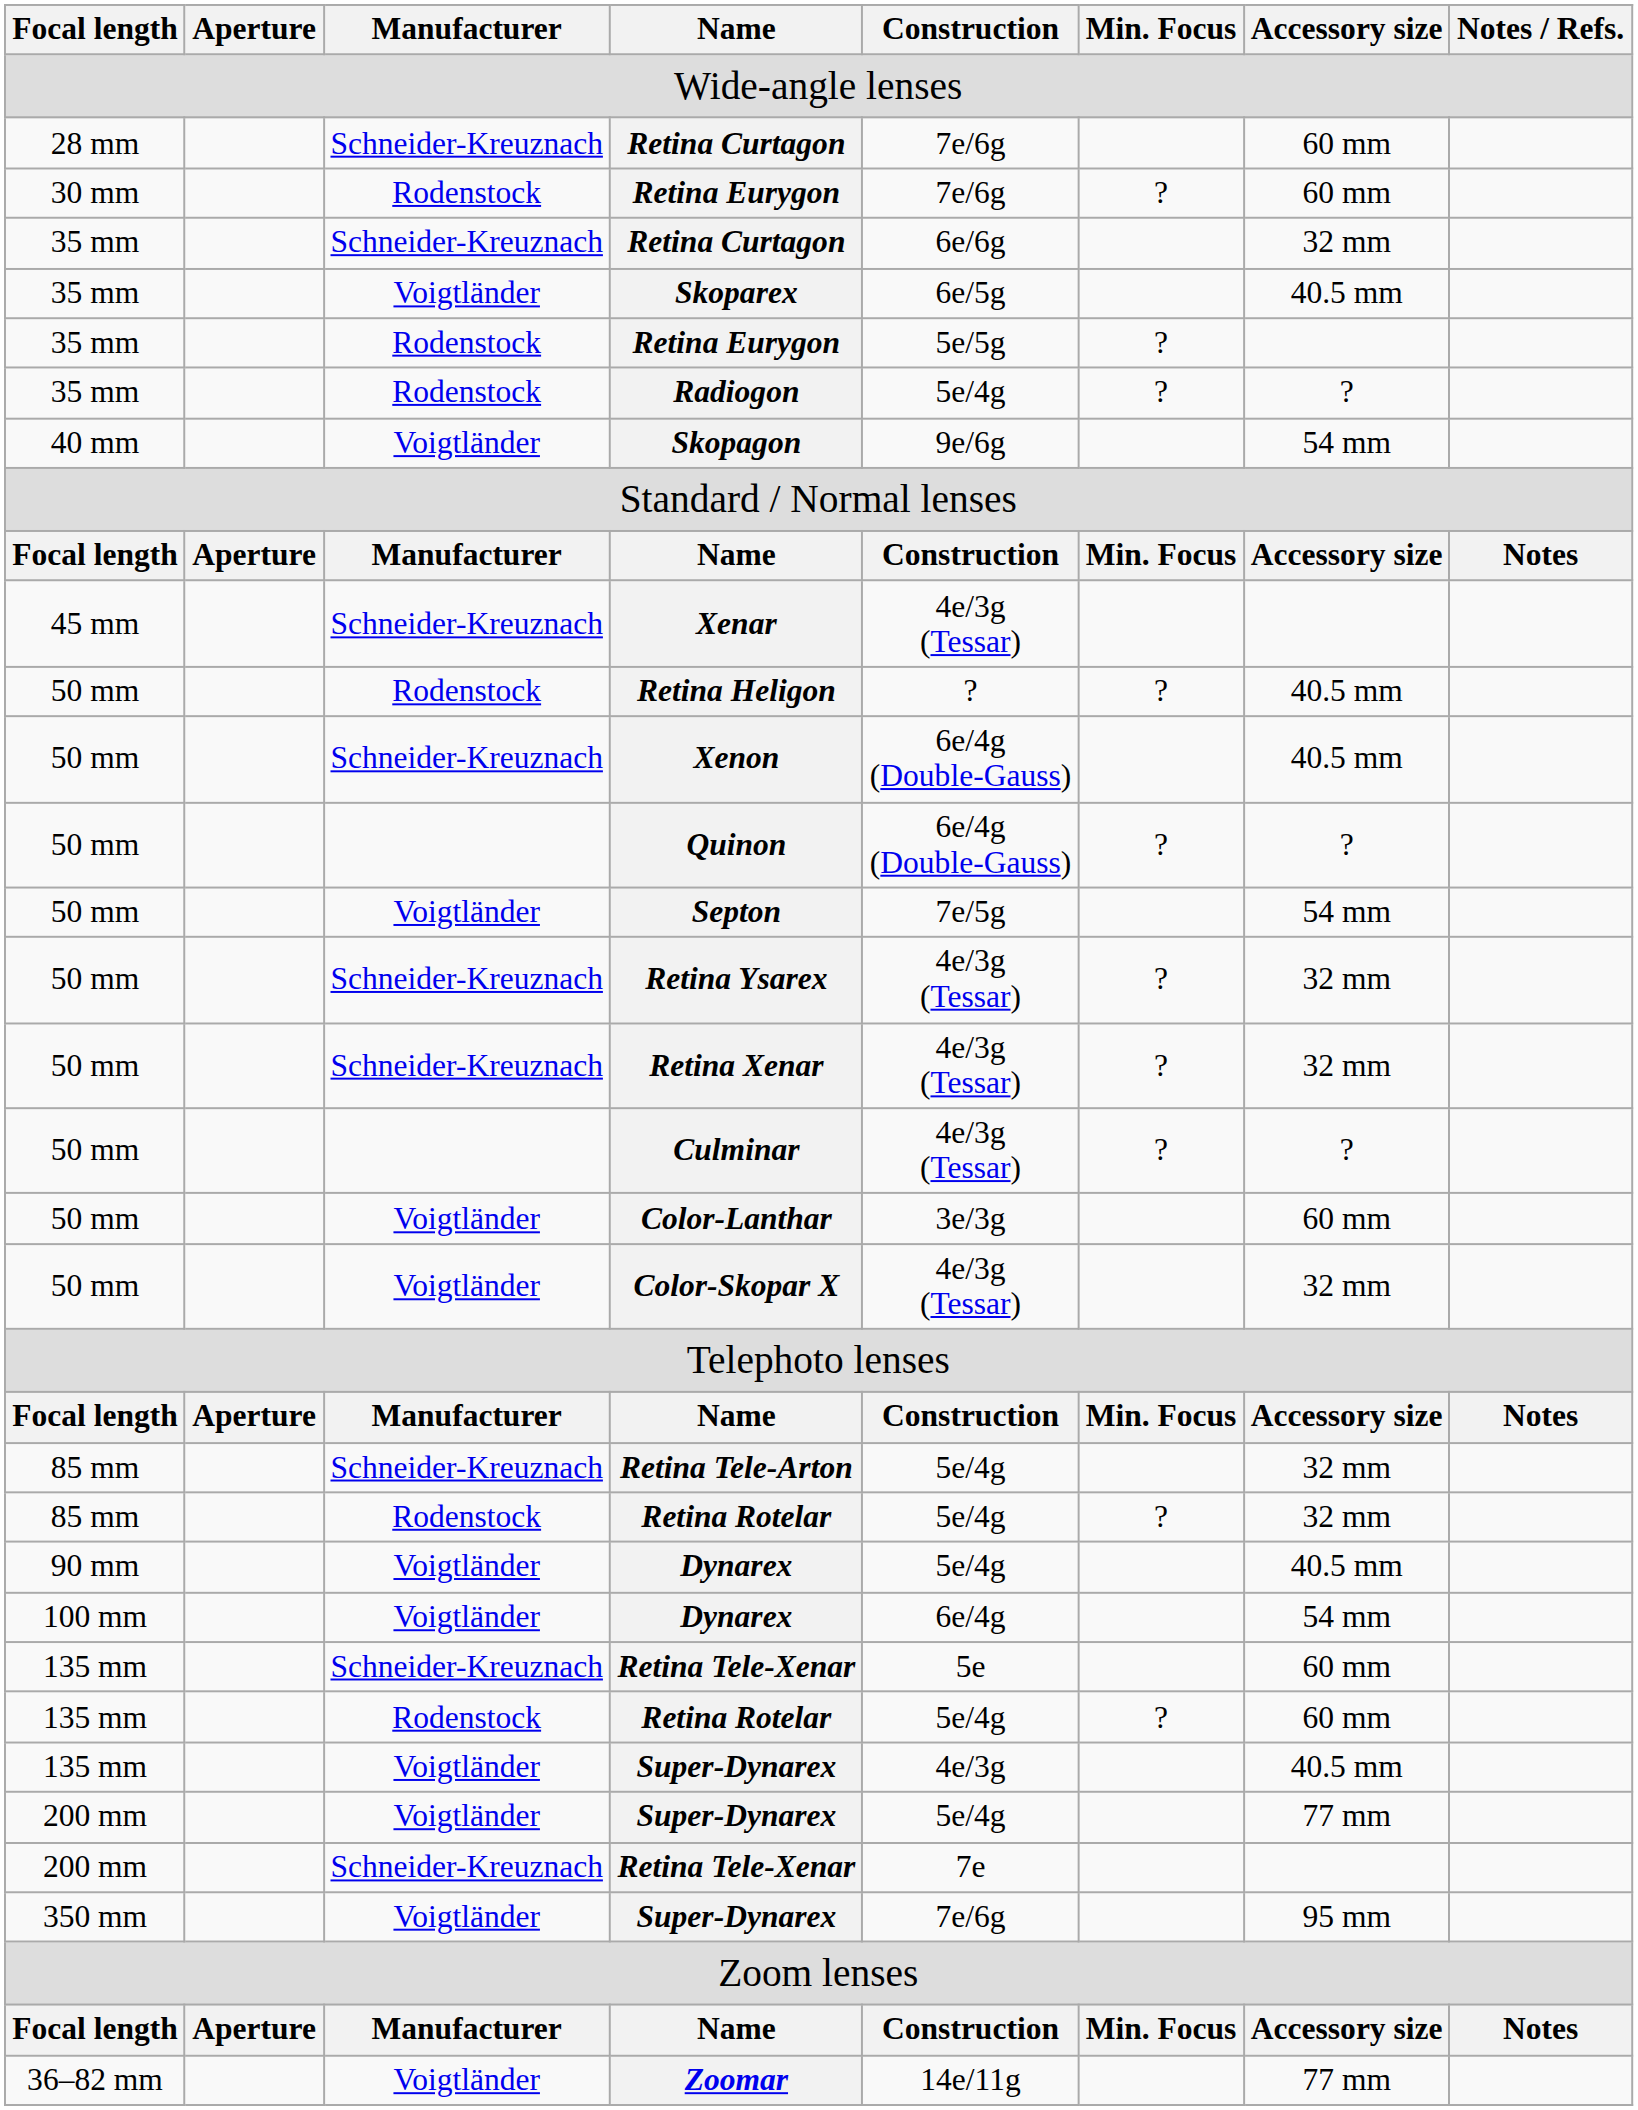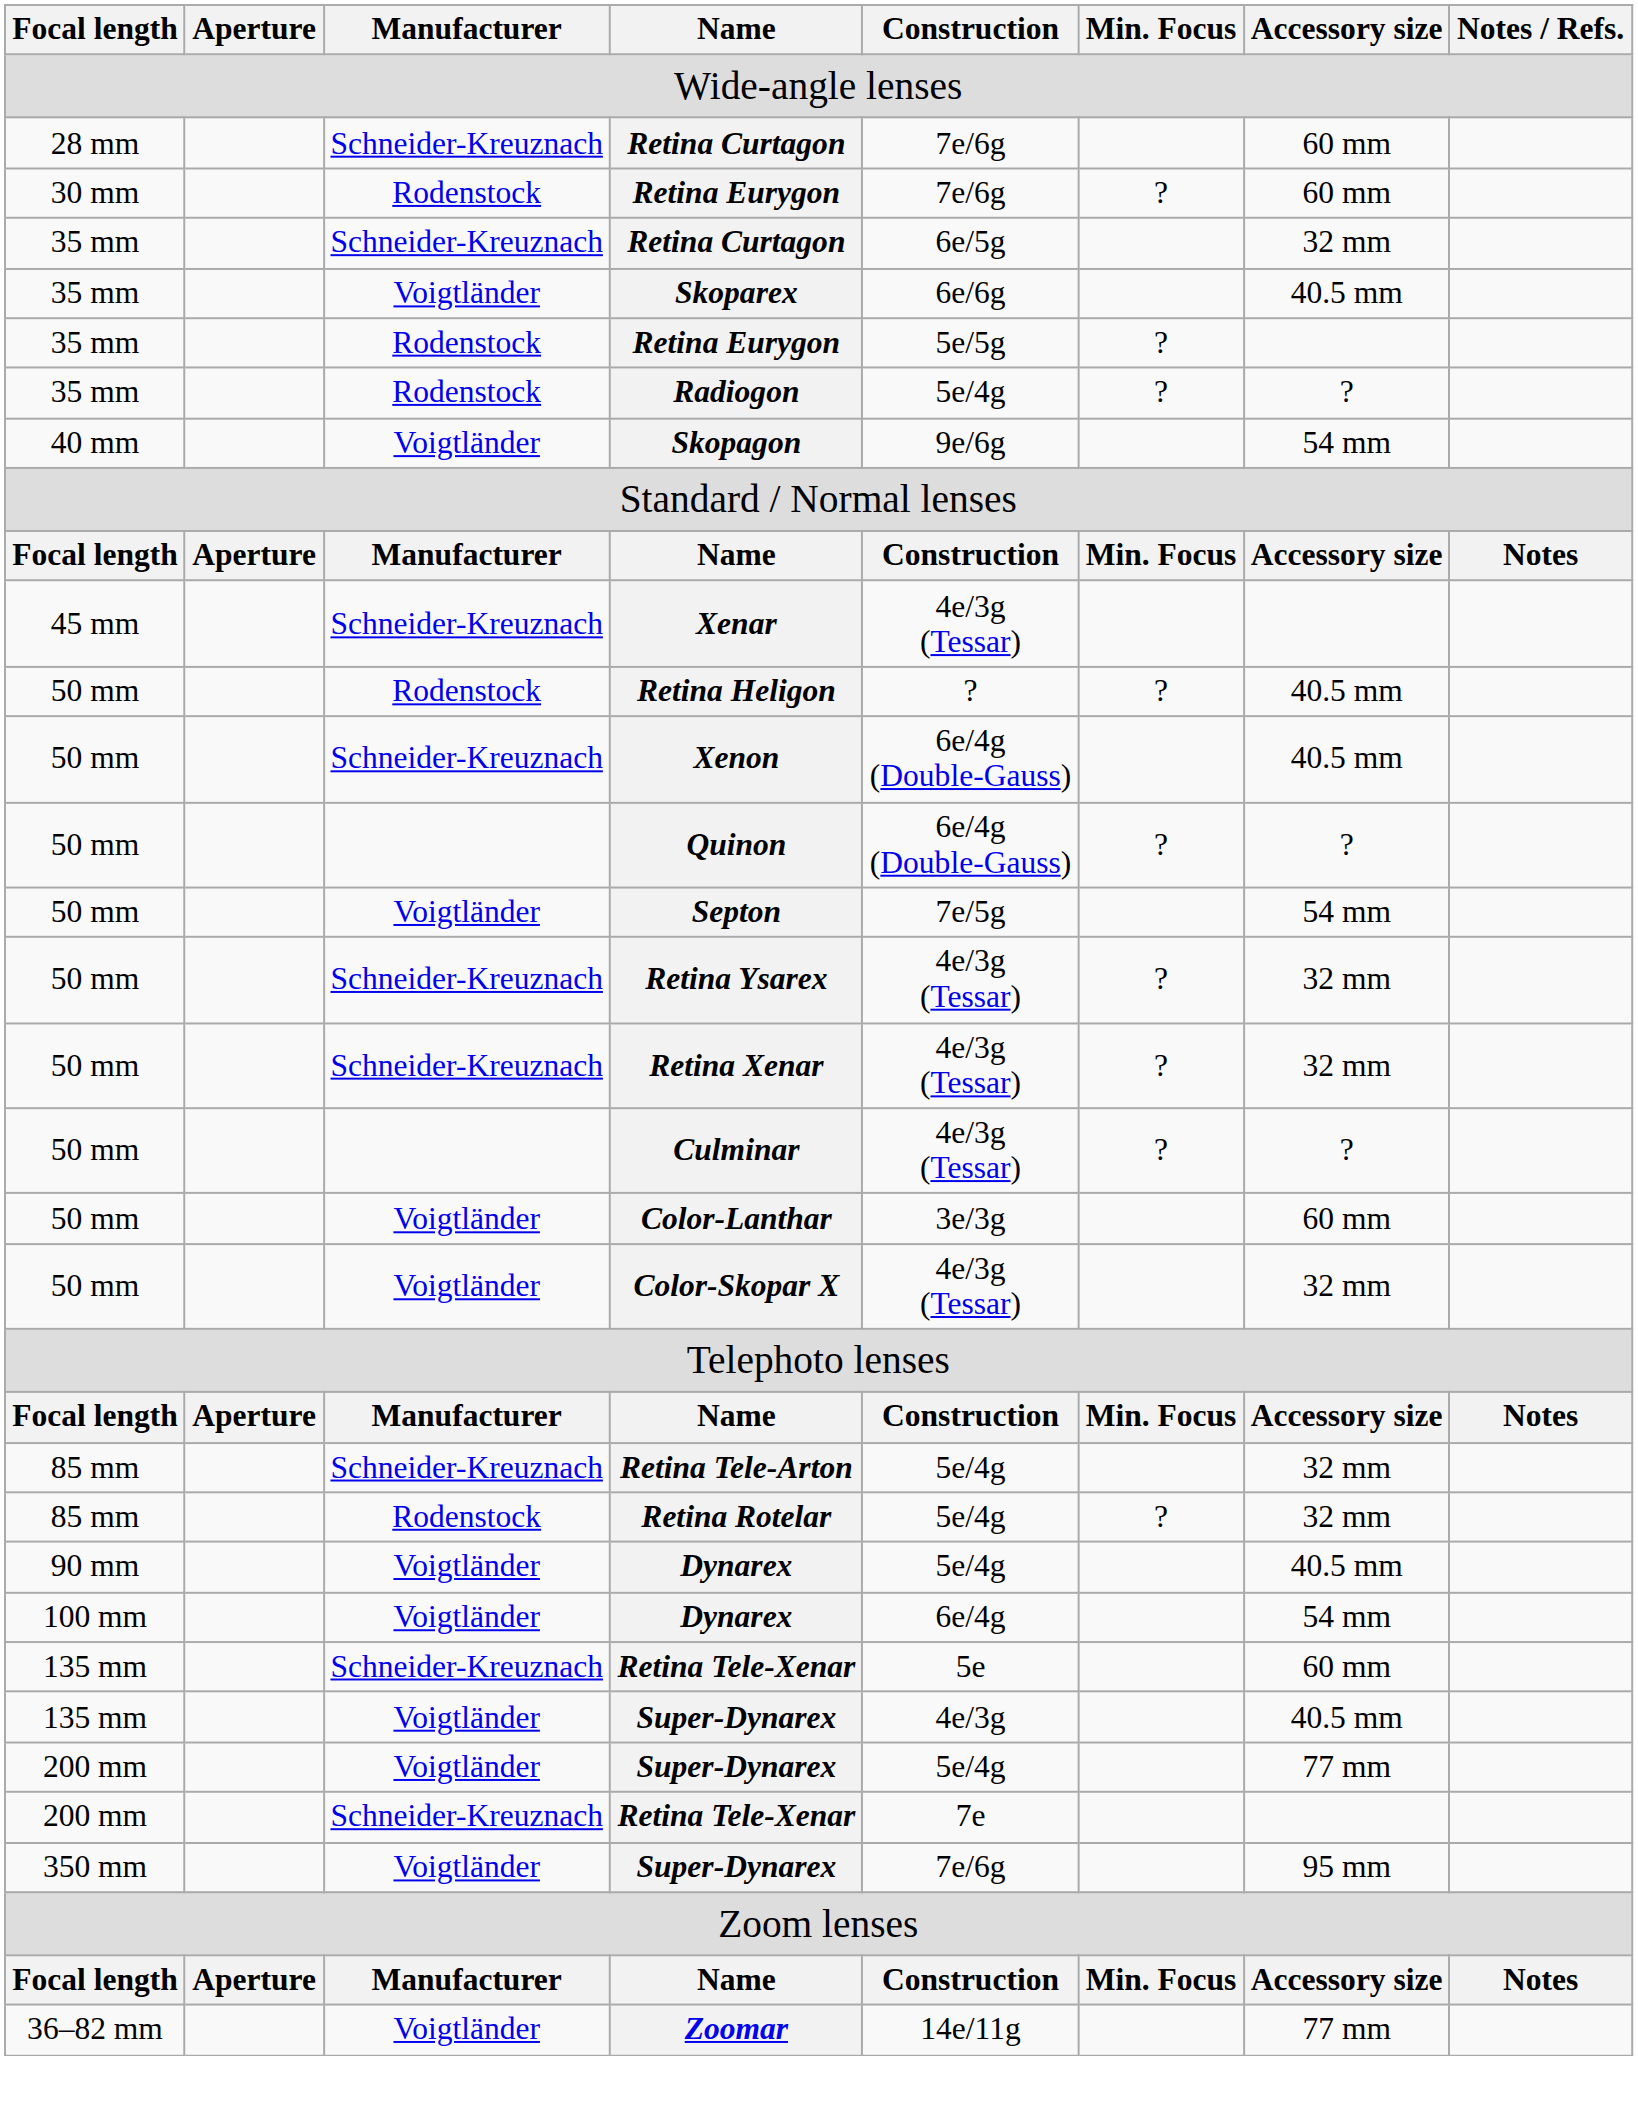(971, 242) 6e/6g -> (971, 242) 6e/5g
(971, 292) 6e/5g -> (971, 292) 6e/6g
- row: (95, 1716)
